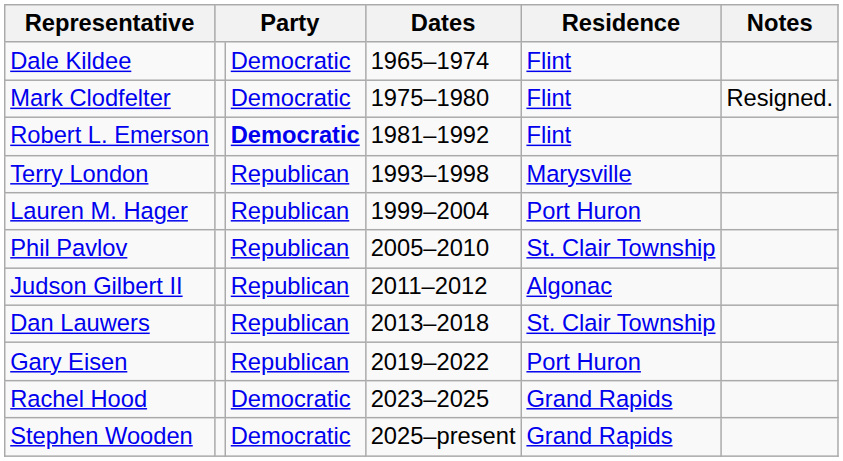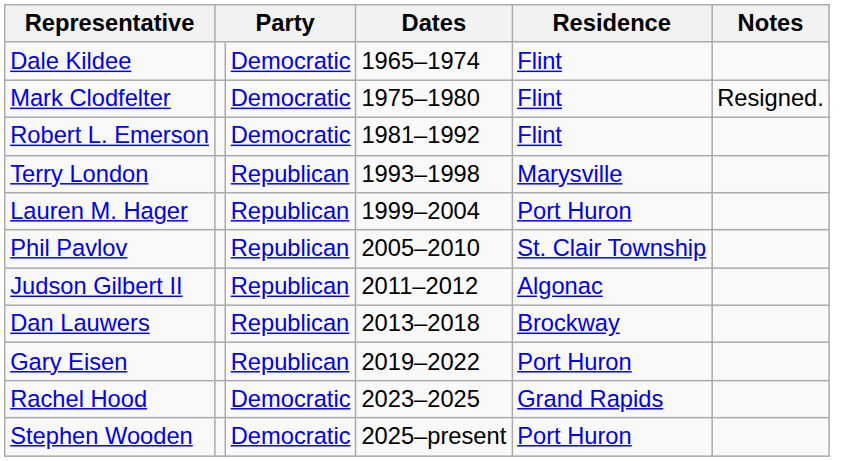(295, 135) bold -> (291, 135) normal
(621, 323) St. Clair Township -> (568, 323) Brockway
(599, 436) Grand Rapids -> (574, 436) Port Huron
